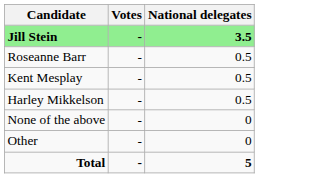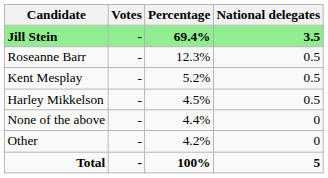+ column: (179, 15)
